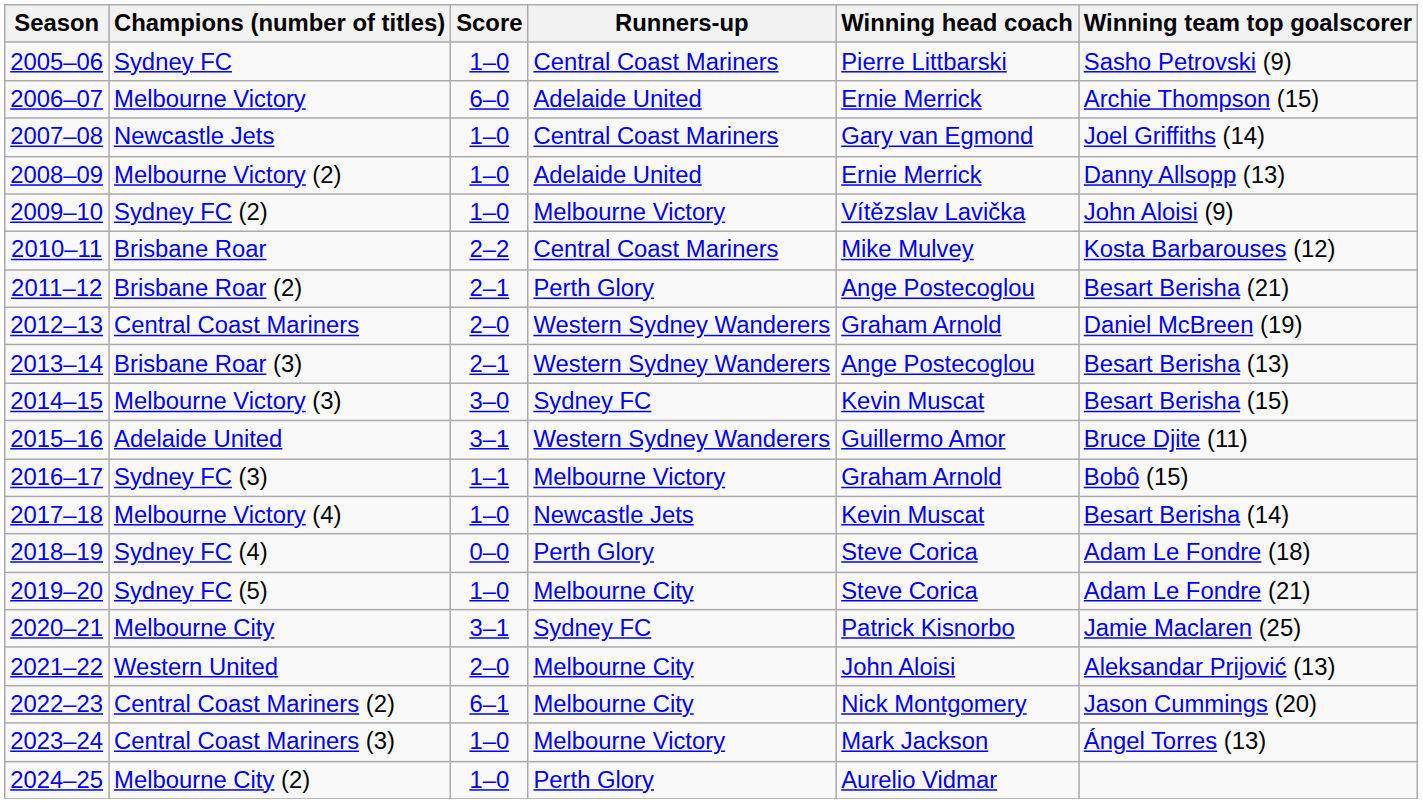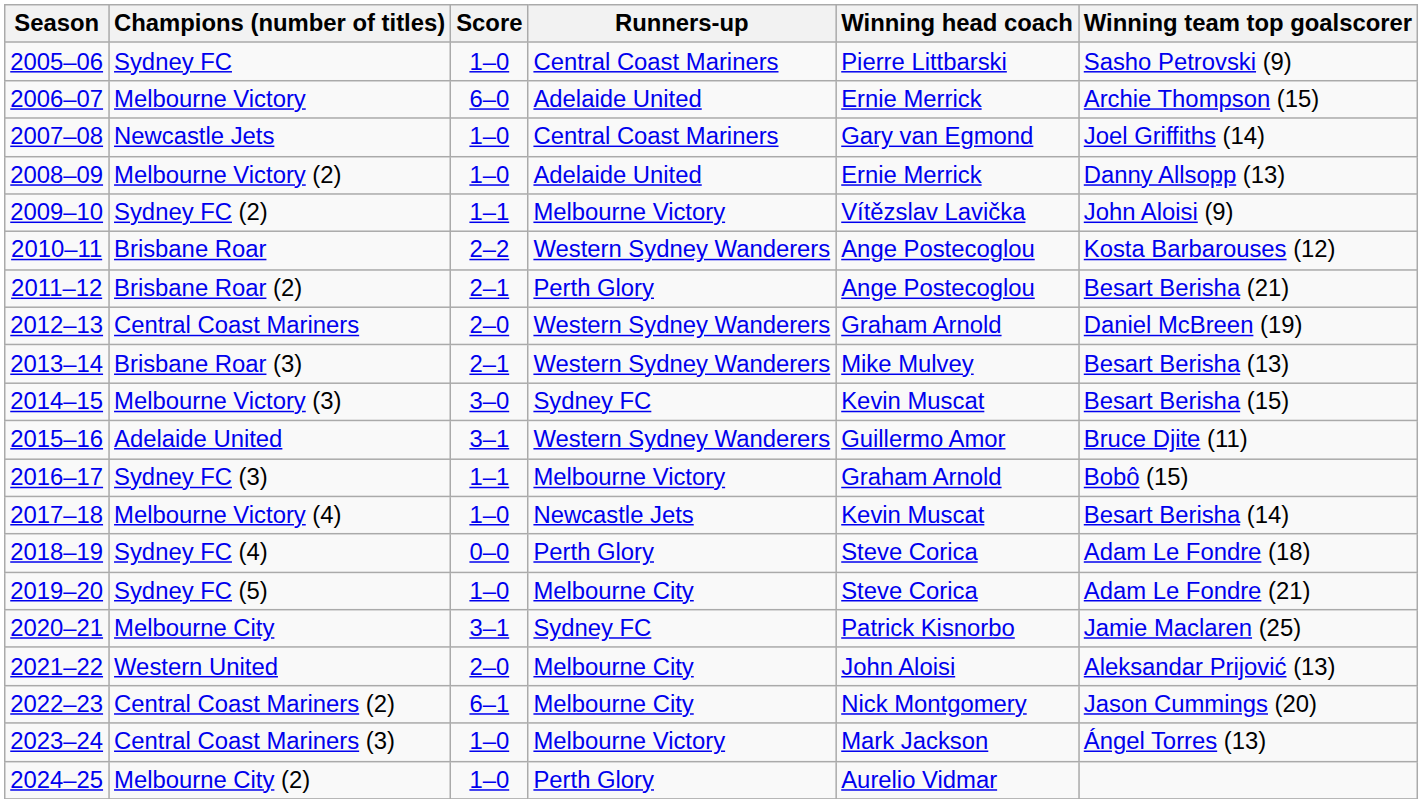(489, 212) 1–0 -> (489, 212) 1–1
(656, 250) Central Coast Mariners -> (682, 250) Western Sydney Wanderers
(907, 250) Mike Mulvey -> (938, 250) Ange Postecoglou
(938, 363) Ange Postecoglou -> (907, 363) Mike Mulvey
